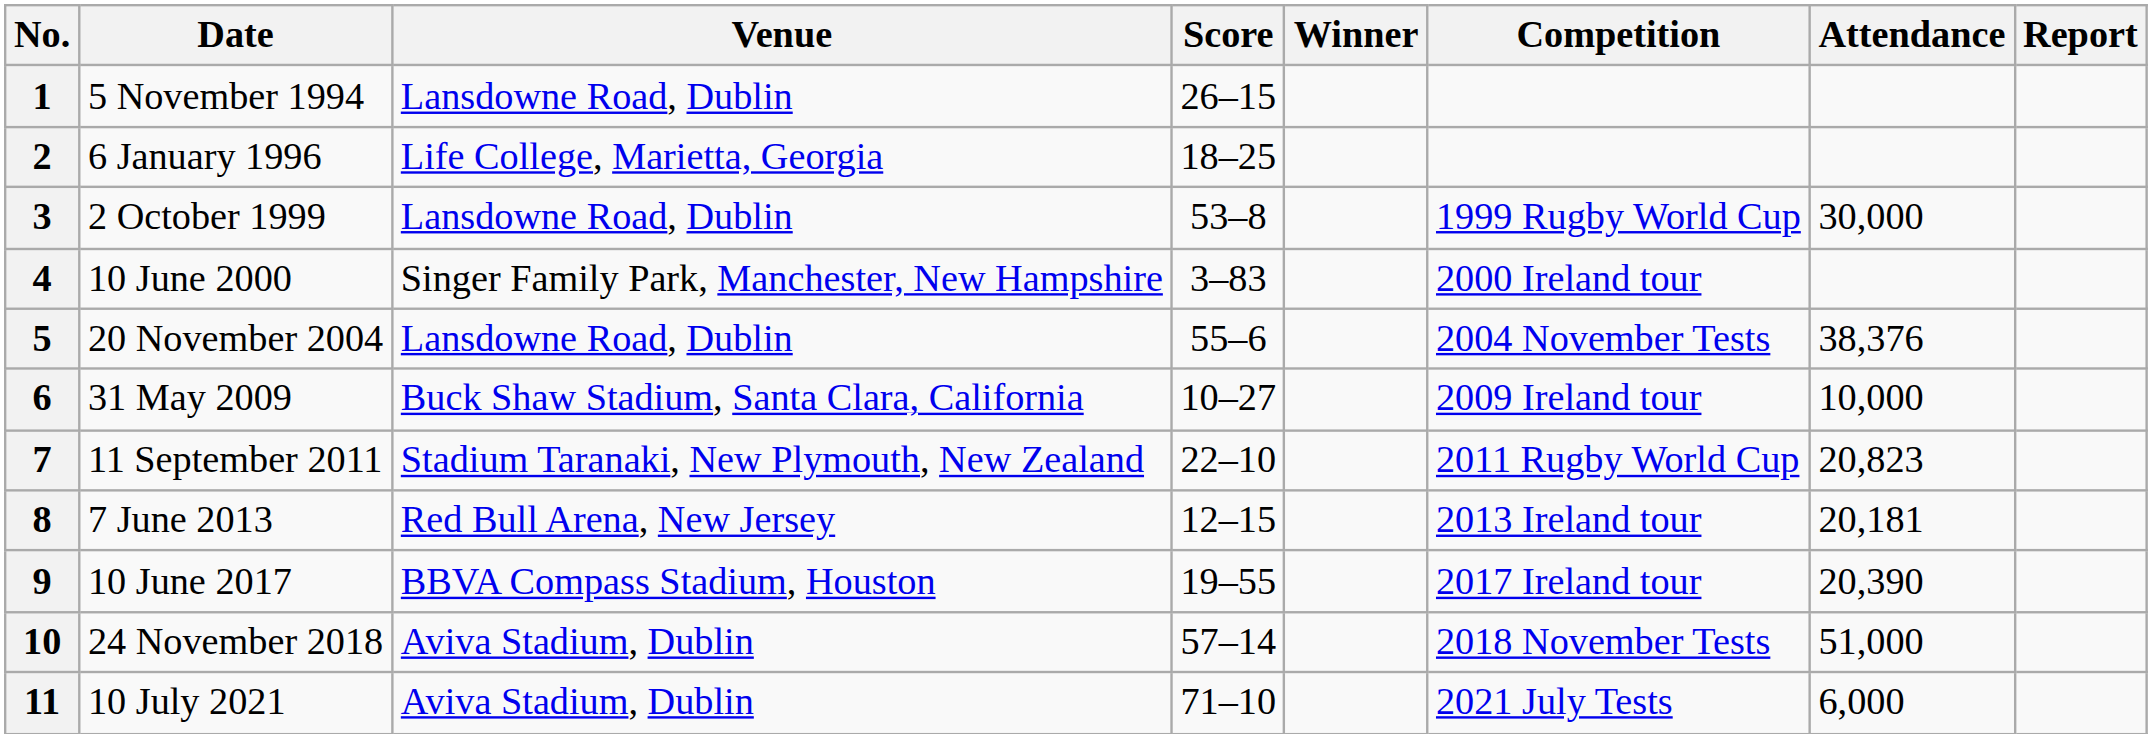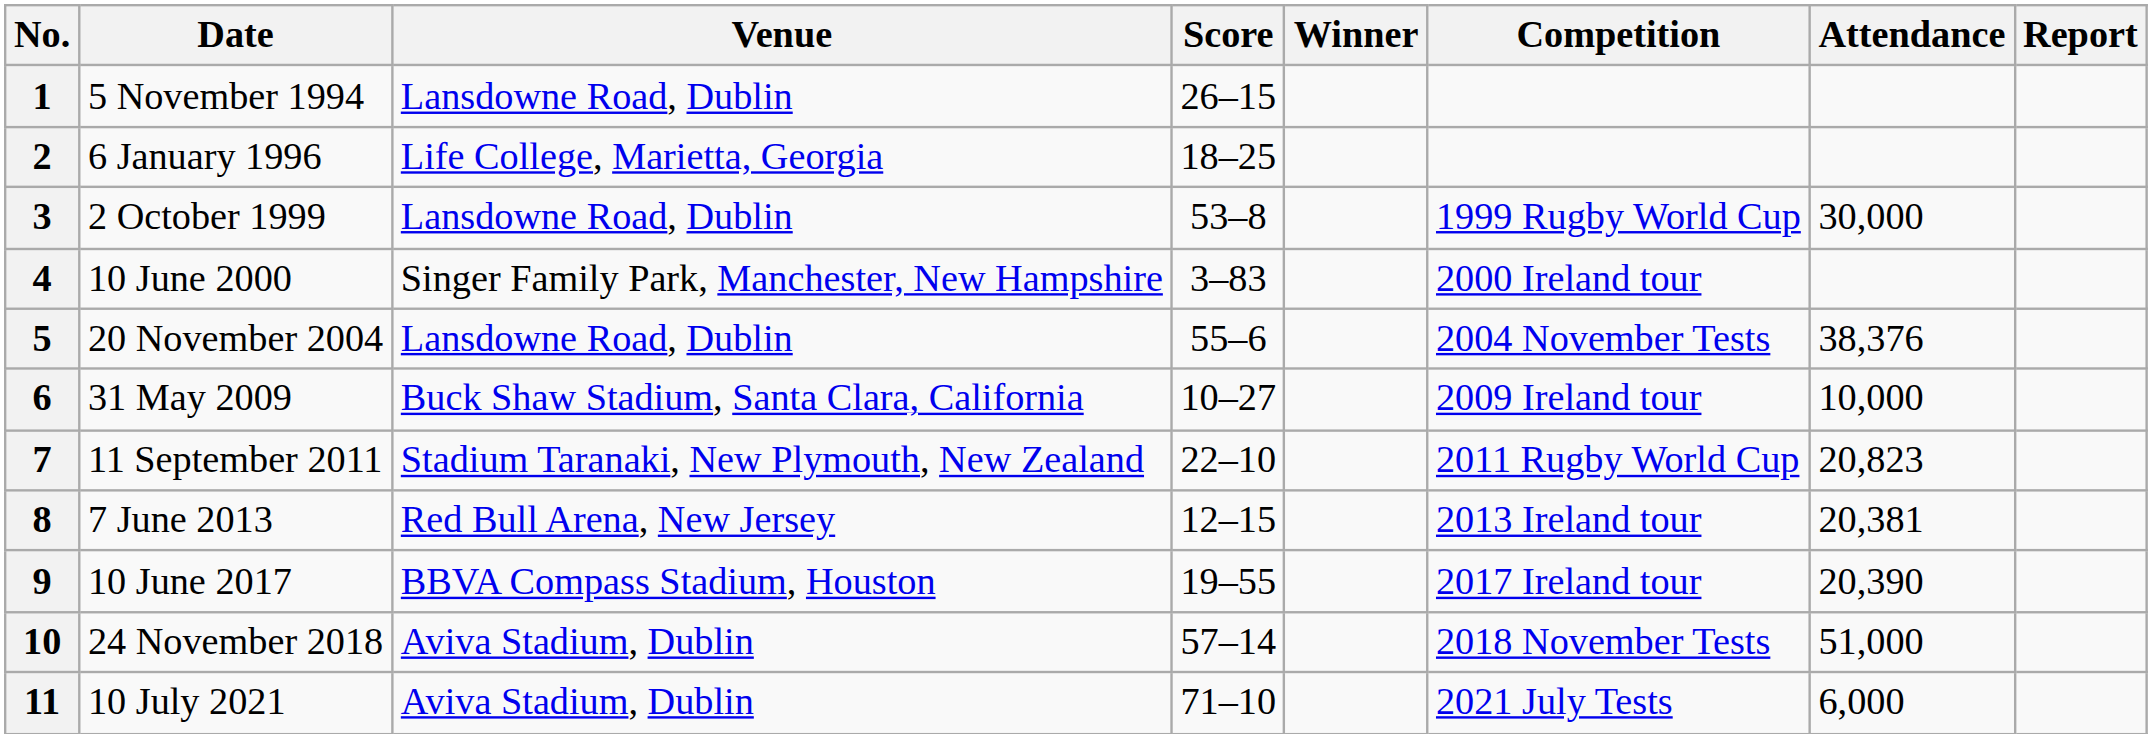(1871, 519) 20,181 -> (1871, 519) 20,381
